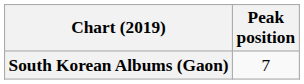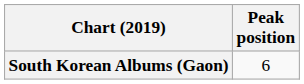(266, 65) 7 -> (266, 65) 6
